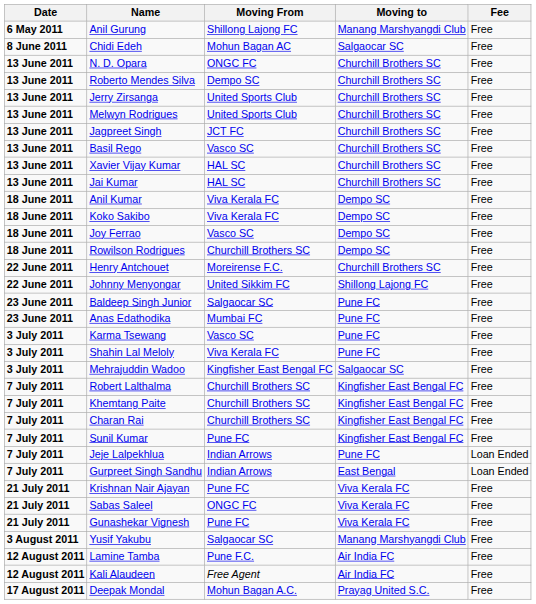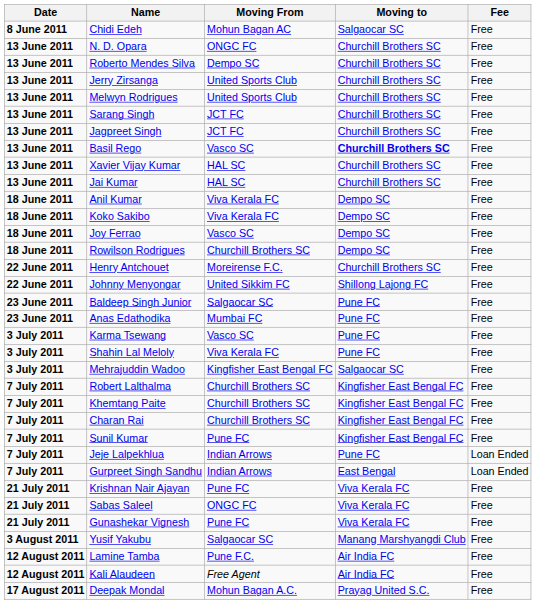- row: (118, 30)
+ row: (122, 115)
(389, 149) normal -> (394, 149) bold
